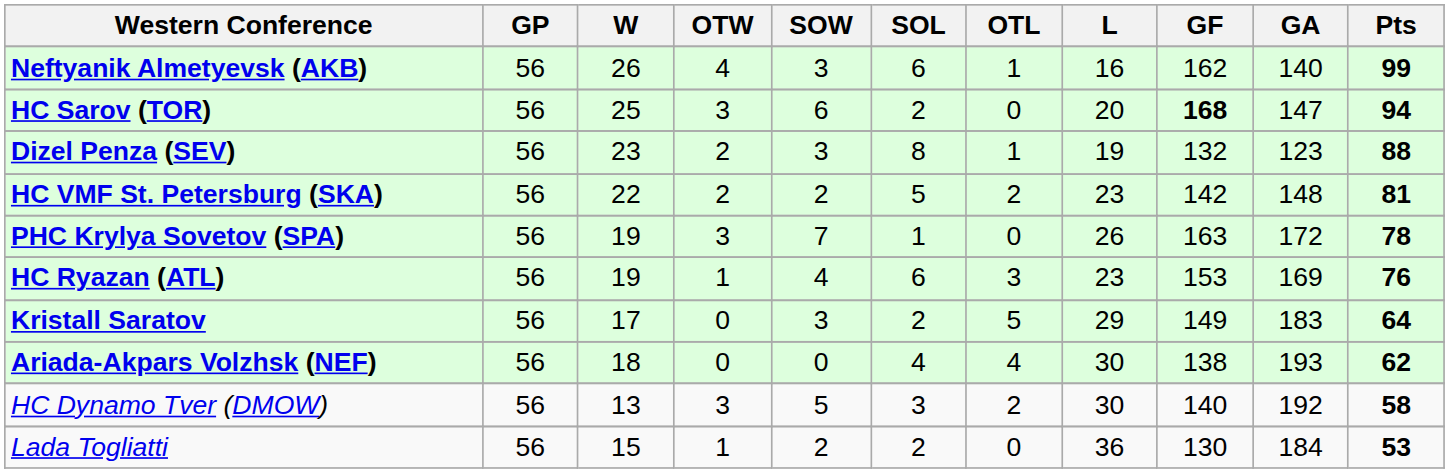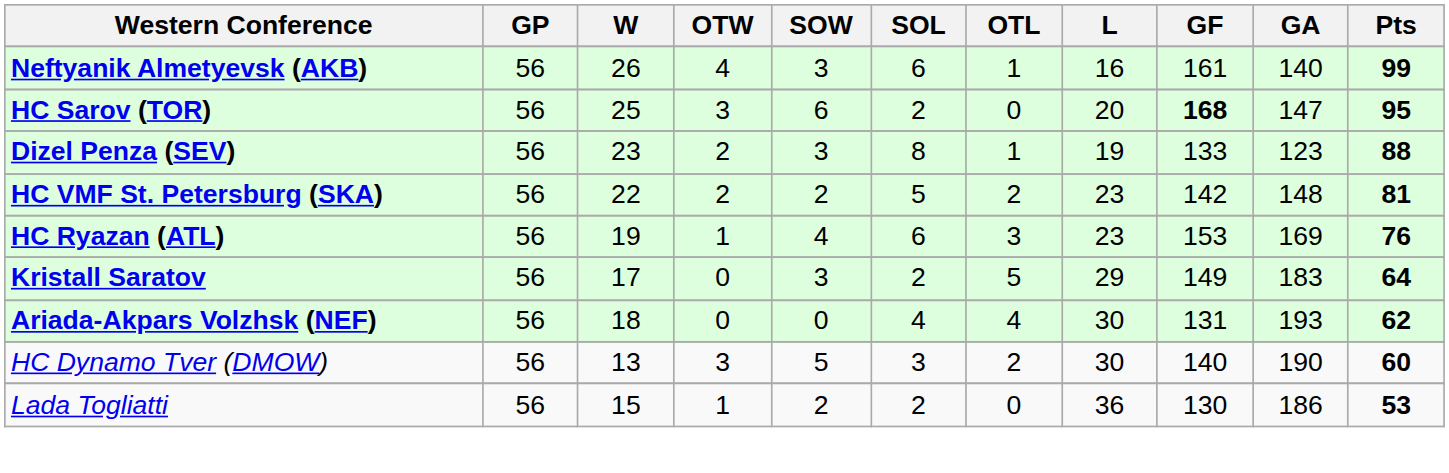(1205, 67) 162 -> (1205, 67) 161
(1396, 109) 94 -> (1396, 109) 95
(1205, 151) 132 -> (1205, 151) 133
- row: (178, 236)
(1205, 362) 138 -> (1205, 320) 131
(1301, 404) 192 -> (1301, 362) 190
(1396, 404) 58 -> (1396, 362) 60
(1301, 446) 184 -> (1301, 404) 186
